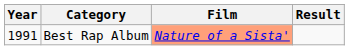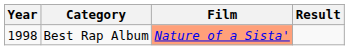(22, 35) 1991 -> (22, 35) 1998
